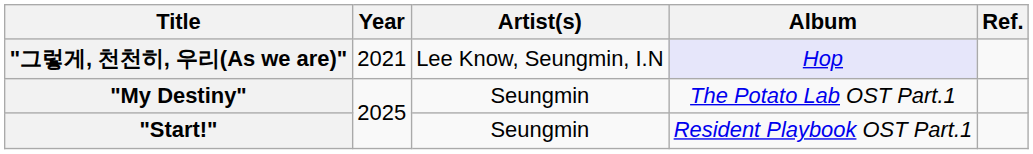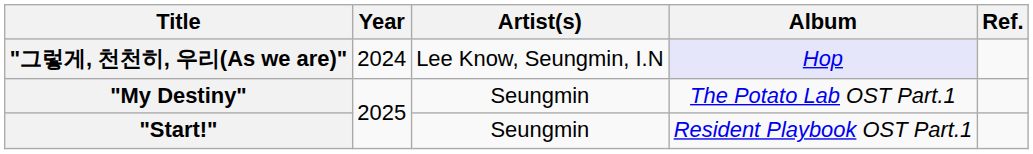(382, 58) 2021 -> (382, 58) 2024
